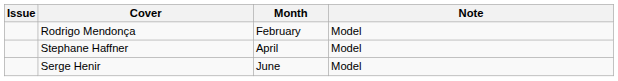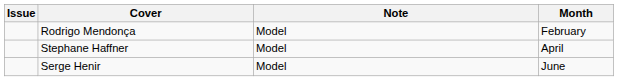columns swapped: (291, 13) <-> (471, 13)
